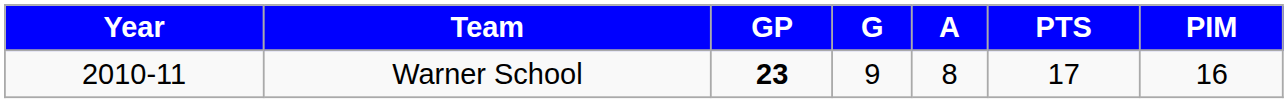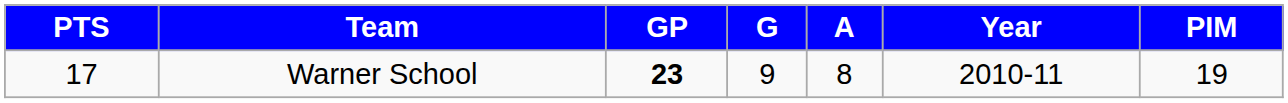columns swapped: (134, 27) <-> (1064, 27)
(1212, 73) 16 -> (1212, 73) 19
